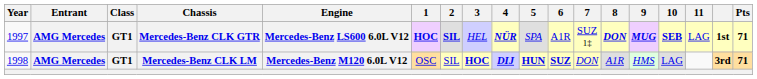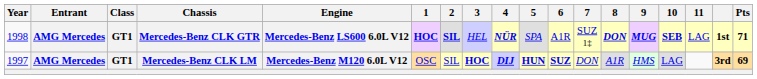(18, 36) 1997 -> (18, 36) 1998
(18, 60) 1998 -> (18, 60) 1997
(743, 60) 71 -> (743, 60) 69
